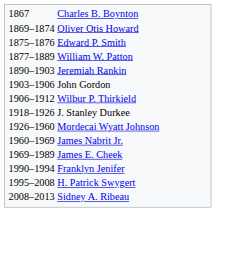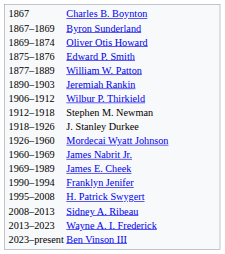+ row: (104, 28)
- row: (84, 84)
+ row: (110, 113)
+ row: (112, 225)
+ row: (97, 239)
